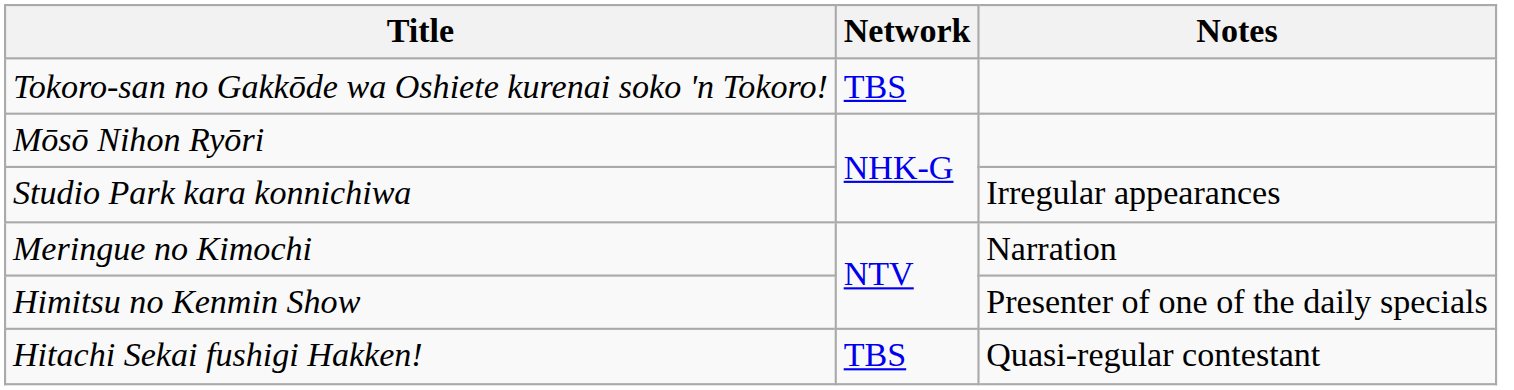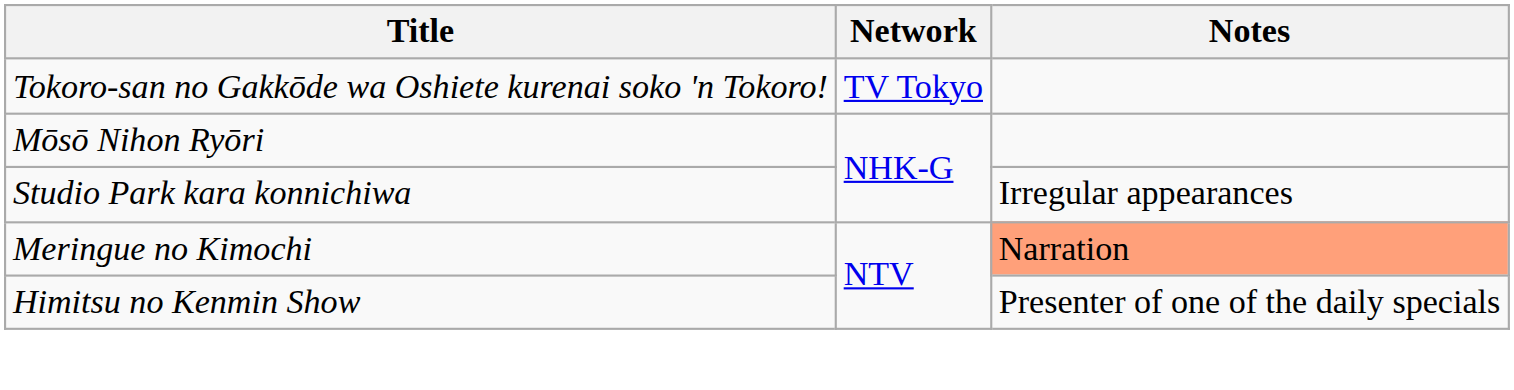(875, 85) TBS -> (913, 85) TV Tokyo
(1052, 247) no background -> (1064, 247) lightsalmon background
- row: (218, 355)
